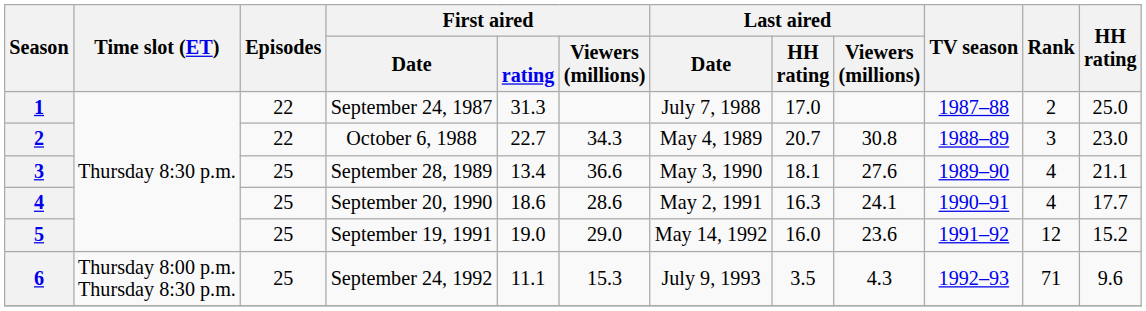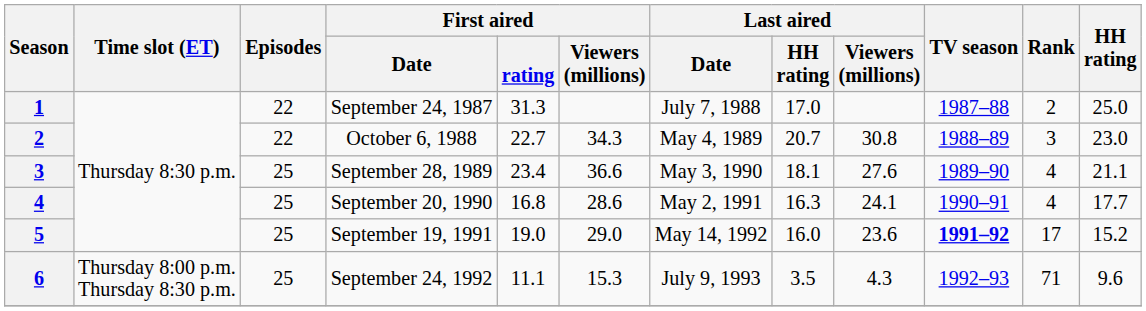(528, 171) 13.4 -> (528, 171) 23.4
(528, 203) 18.6 -> (528, 203) 16.8
(974, 235) normal -> (974, 235) bold
(1051, 235) 12 -> (1051, 235) 17
